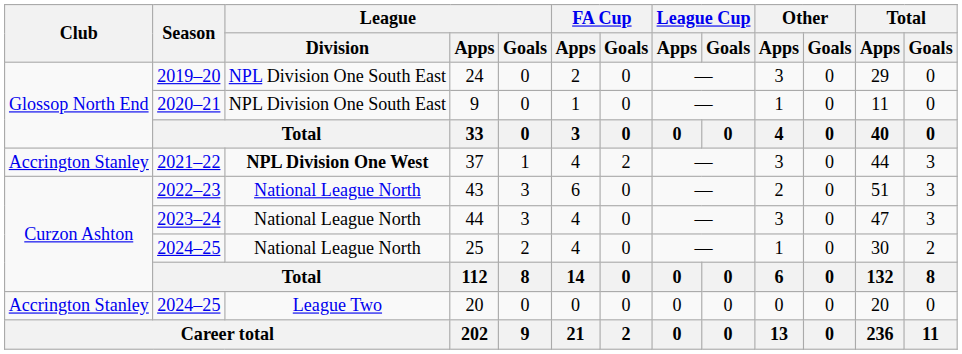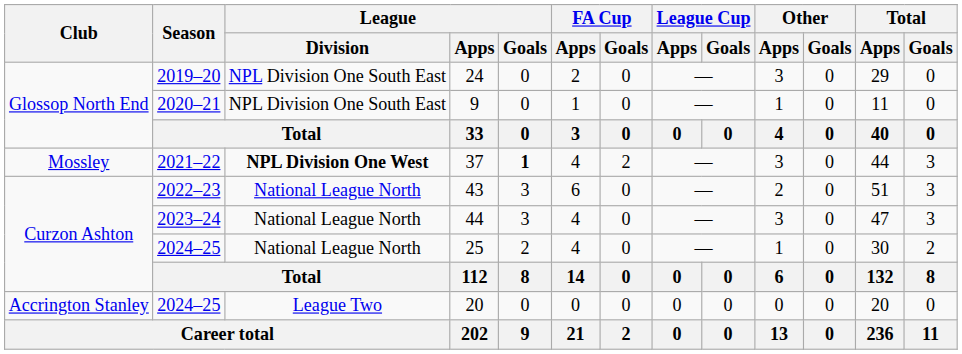(79, 162) Accrington Stanley -> (79, 162) Mossley
(525, 162) normal -> (525, 162) bold
